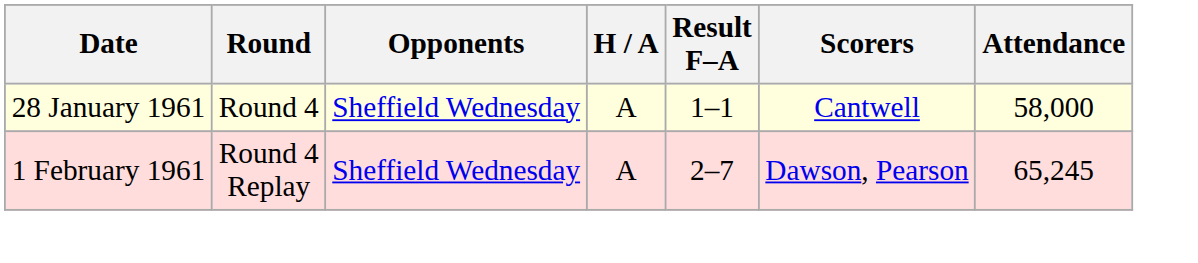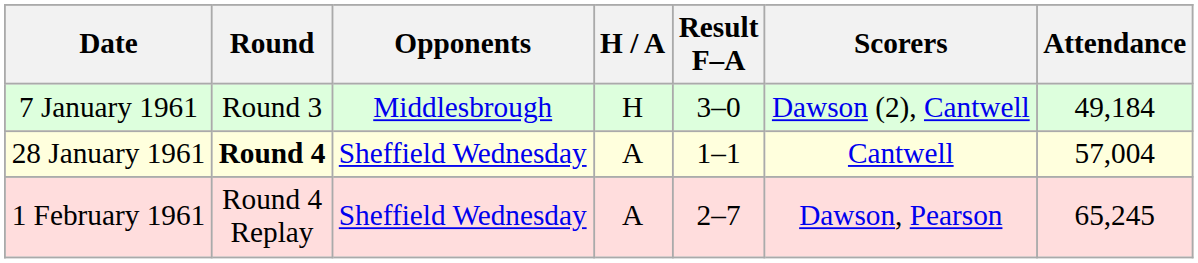+ row: (108, 107)
(269, 107) normal -> (272, 153) bold
(1054, 107) 58,000 -> (1115, 153) 57,004
